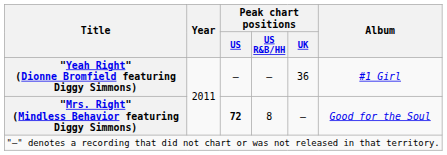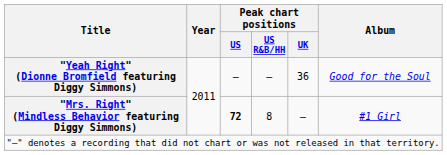(380, 77) #1 Girl -> (380, 77) Good for the Soul
(380, 116) Good for the Soul -> (380, 116) #1 Girl
